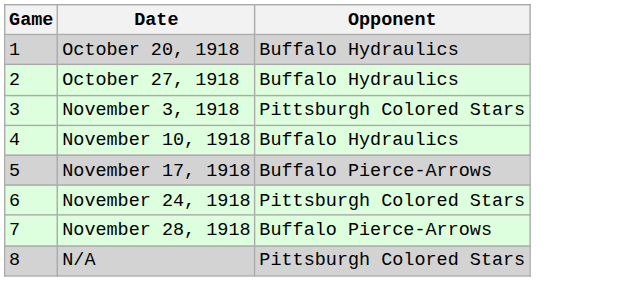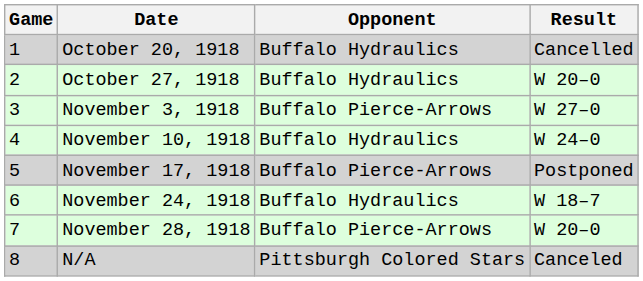+ column: (584, 20)
(392, 110) Pittsburgh Colored Stars -> (376, 110) Buffalo Pierce-Arrows
(392, 200) Pittsburgh Colored Stars -> (359, 200) Buffalo Hydraulics
